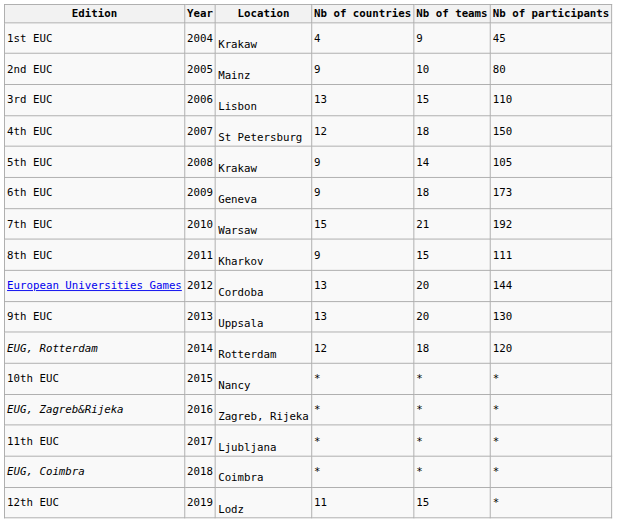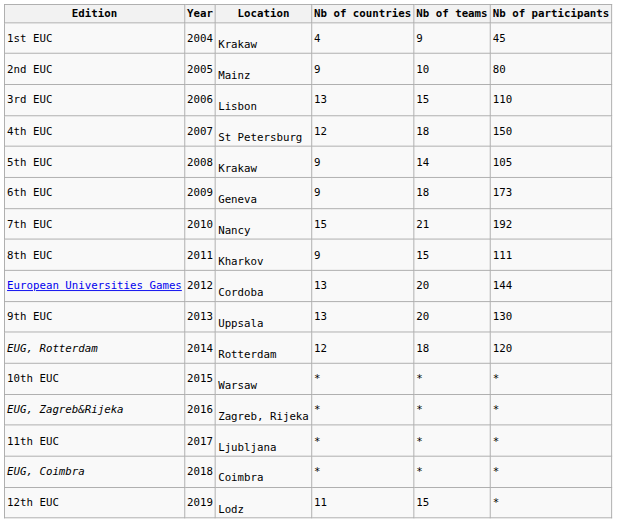(238, 230) Warsaw -> (234, 230) Nancy
(234, 385) Nancy -> (238, 385) Warsaw
